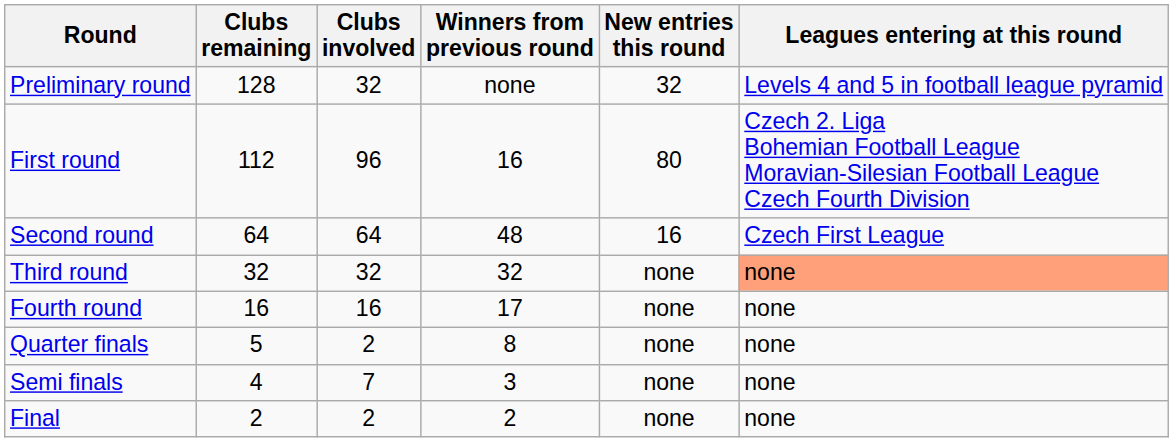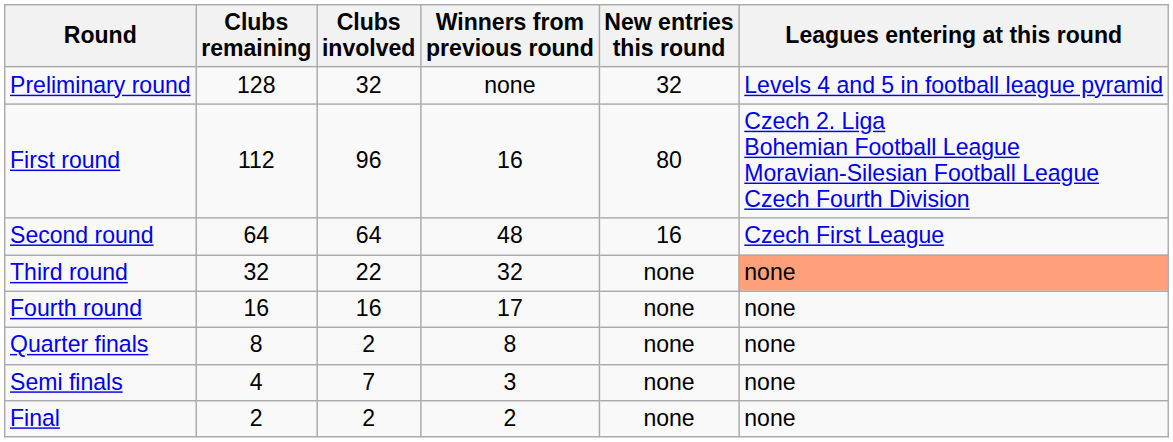(369, 272) 32 -> (369, 272) 22
(256, 345) 5 -> (256, 345) 8
